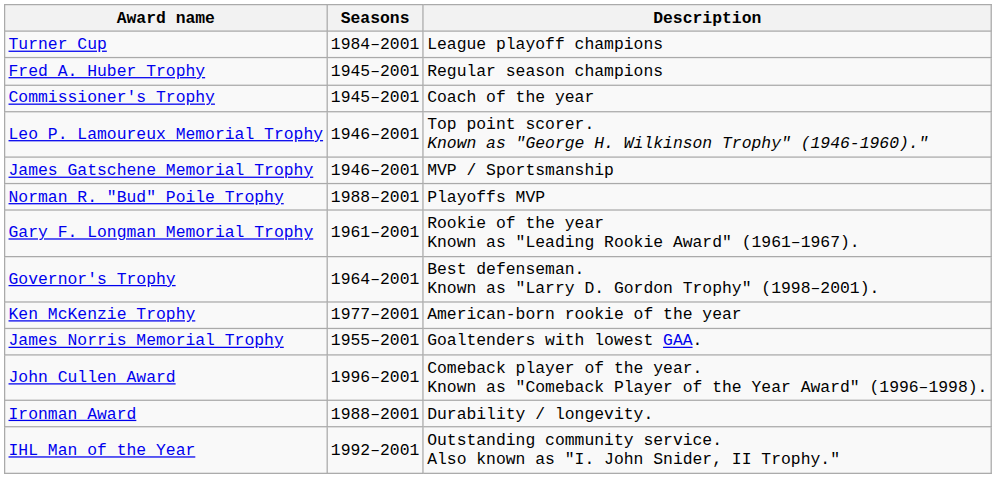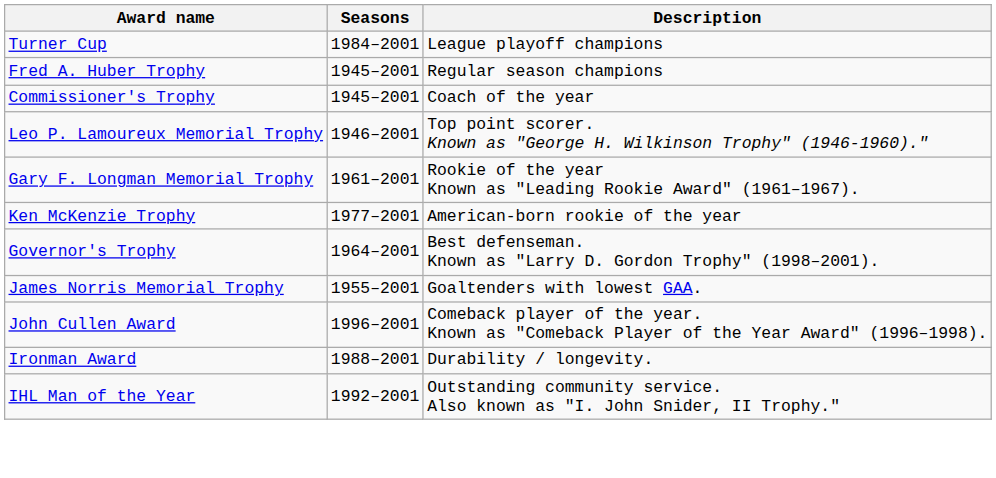- row: (161, 170)
- row: (146, 197)
rows swapped: (102, 315) <-> (92, 279)
